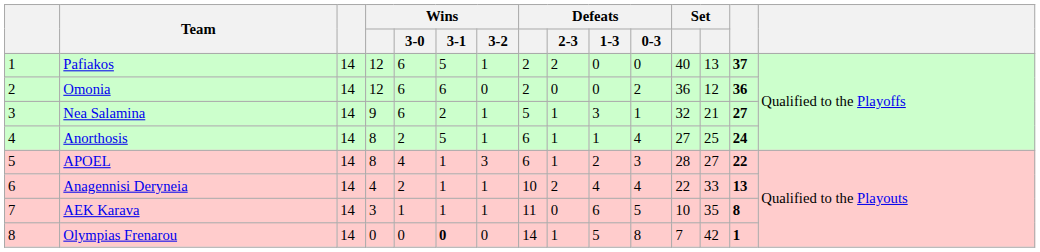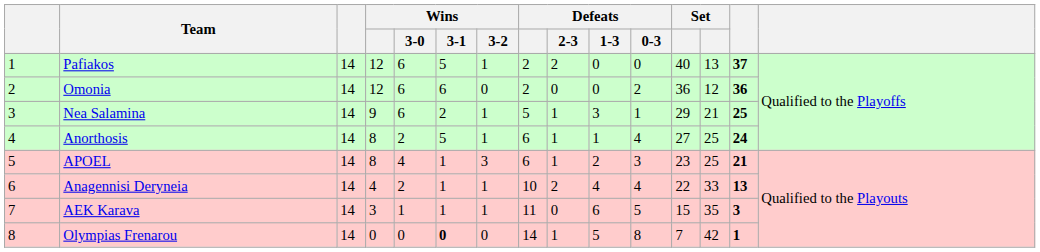(683, 113) 32 -> (683, 113) 29
(740, 113) 27 -> (740, 113) 25
(683, 162) 28 -> (683, 162) 23
(711, 162) 27 -> (711, 162) 25
(740, 162) 22 -> (740, 162) 21
(683, 210) 10 -> (683, 210) 15
(736, 210) 8 -> (736, 210) 3
